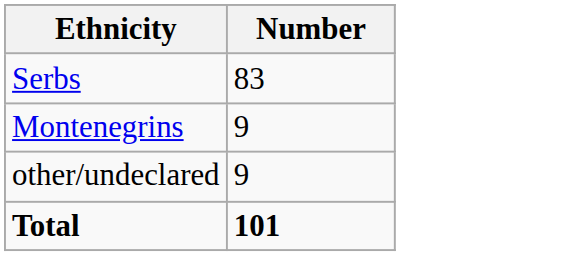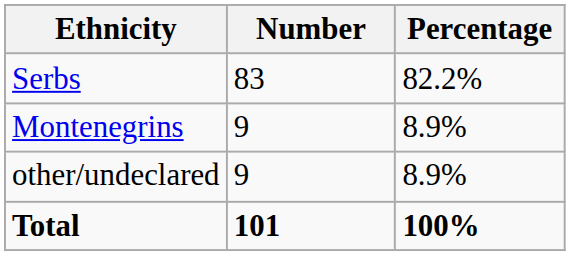+ column: (480, 28)
